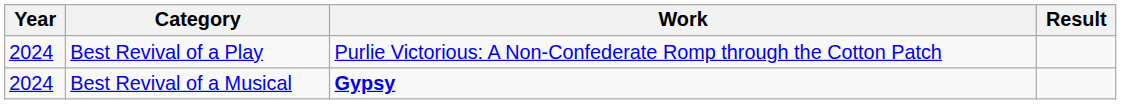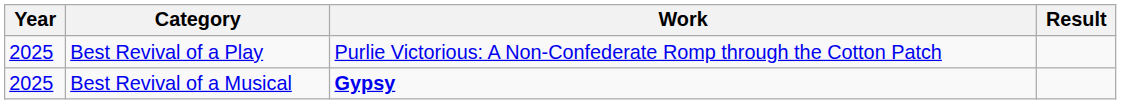(31, 51) 2024 -> (31, 51) 2025
(31, 83) 2024 -> (31, 83) 2025
